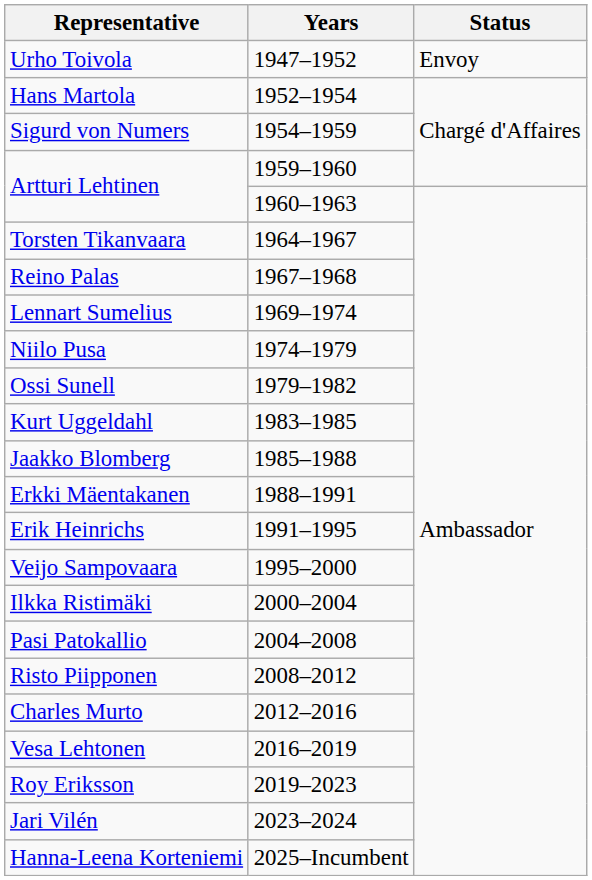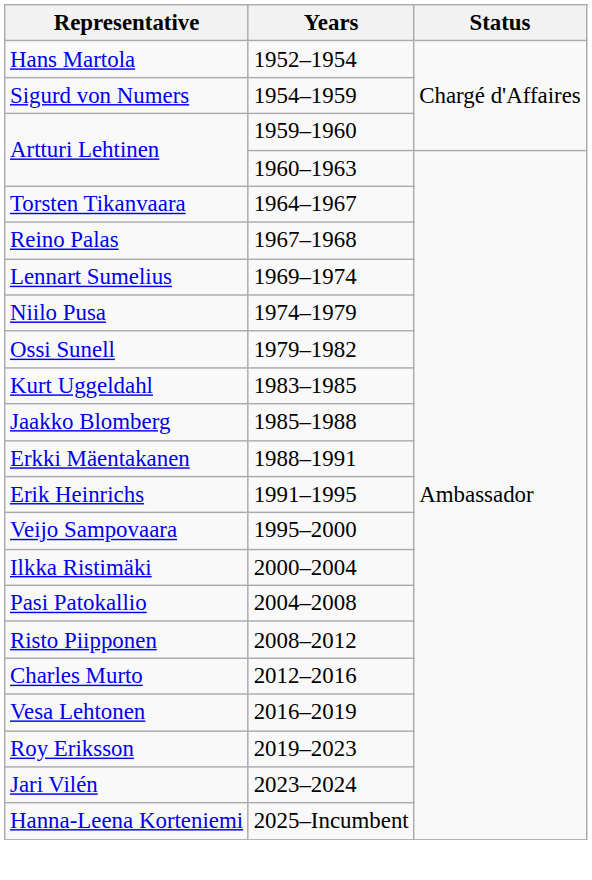- row: (71, 58)
